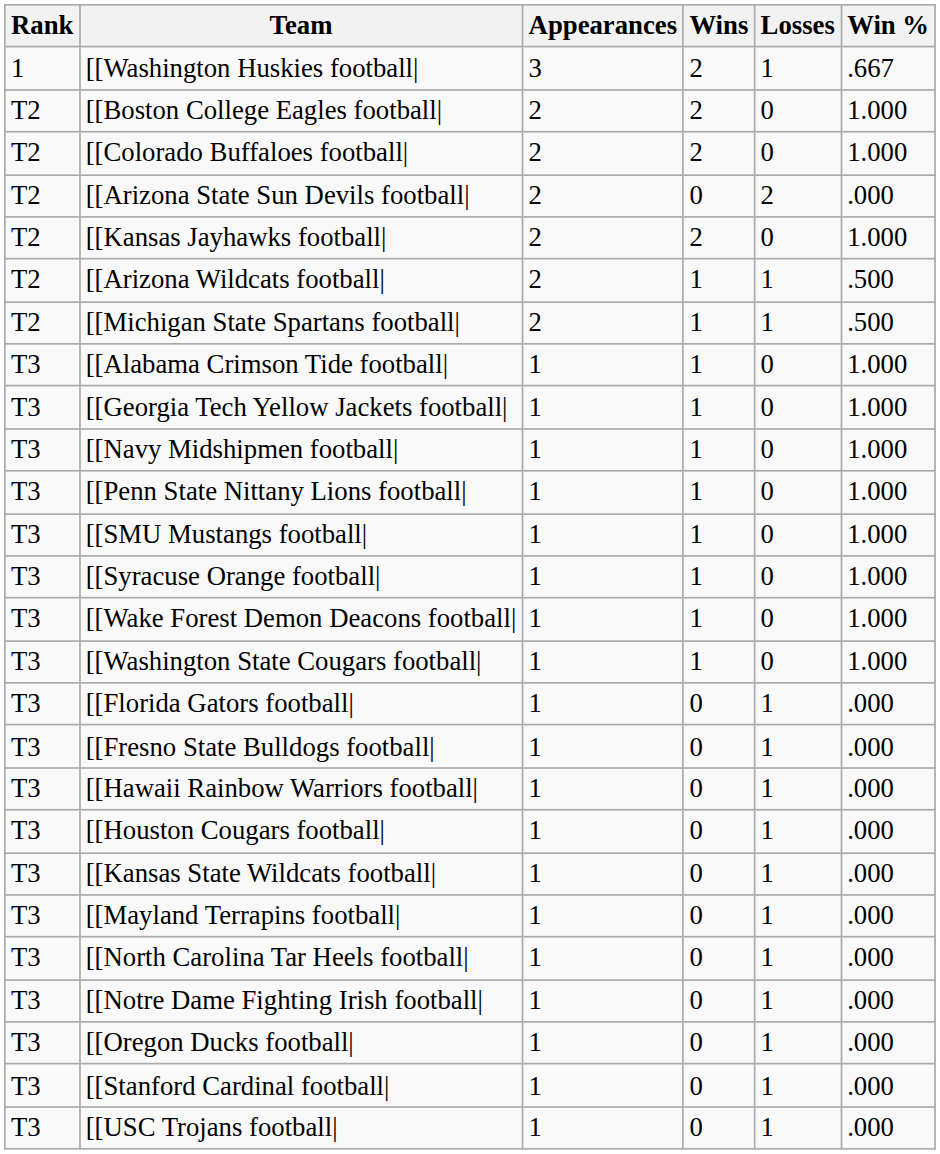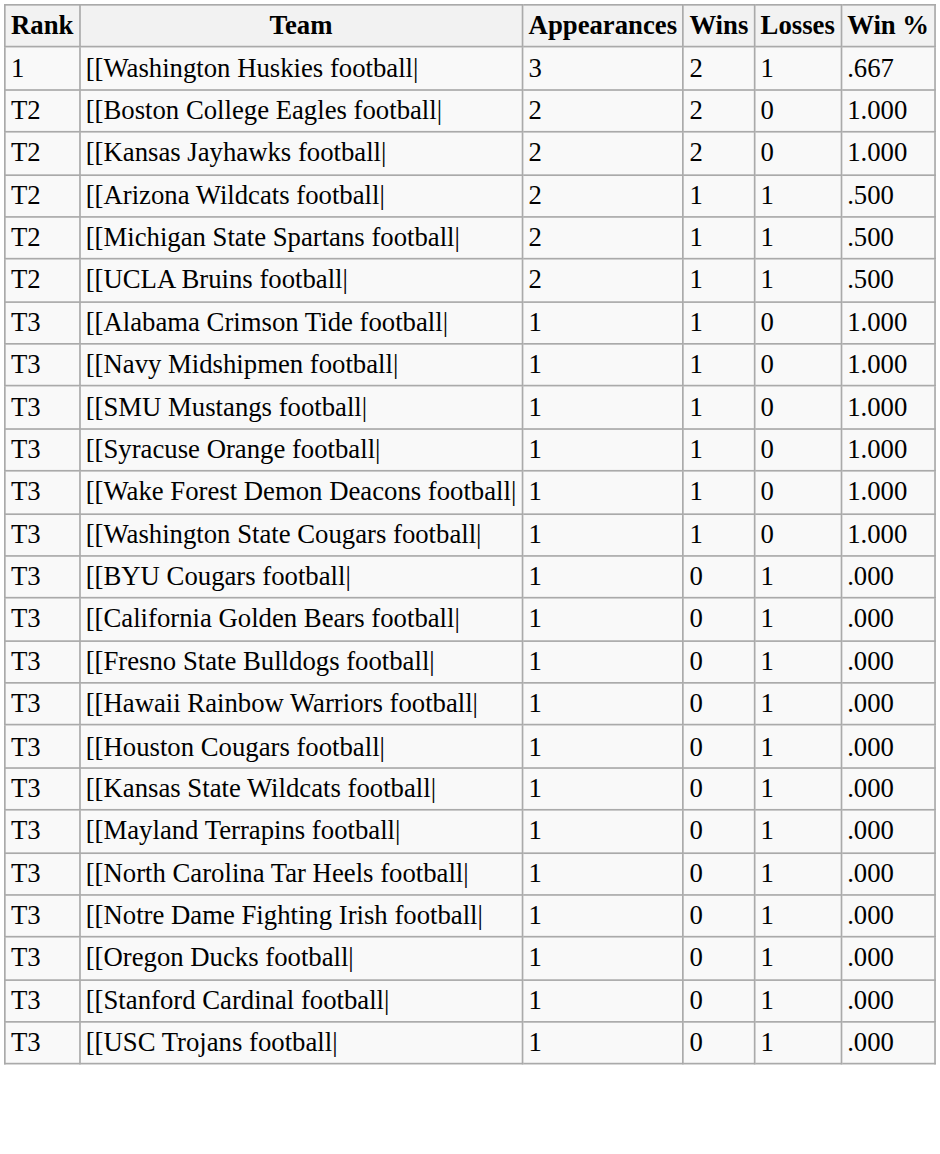- row: (247, 152)
- row: (278, 195)
+ row: (217, 279)
- row: (297, 407)
- row: (276, 491)
+ row: (218, 576)
+ row: (273, 618)
- row: (220, 703)
